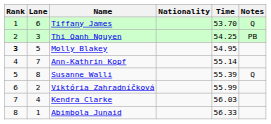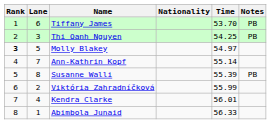(252, 23) Q -> (252, 23) PB
(225, 49) 54.95 -> (225, 49) 54.97
(252, 74) Q -> (252, 74) PB
(225, 100) 56.03 -> (225, 100) 56.01
